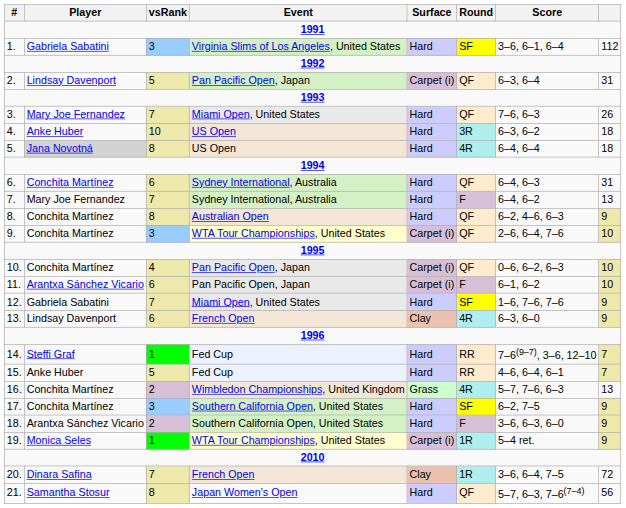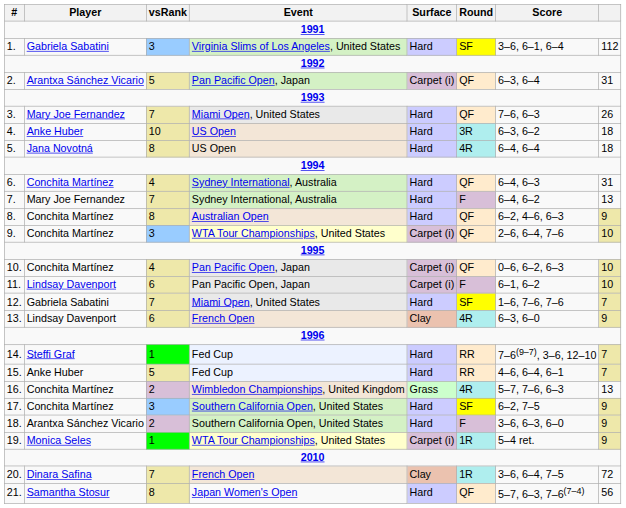(71, 81) Lindsay Davenport -> (85, 81) Arantxa Sánchez Vicario
(60, 149) lightgrey background -> (60, 149) no background
(152, 183) 6 -> (152, 183) 4
(85, 285) Arantxa Sánchez Vicario -> (71, 285) Lindsay Davenport
(604, 302) 9 -> (604, 302) 7
